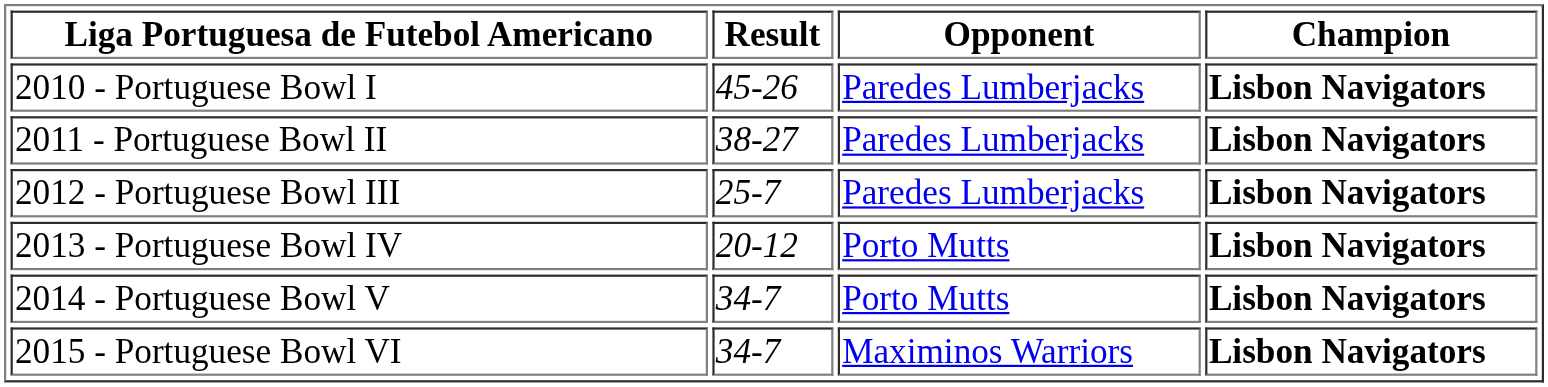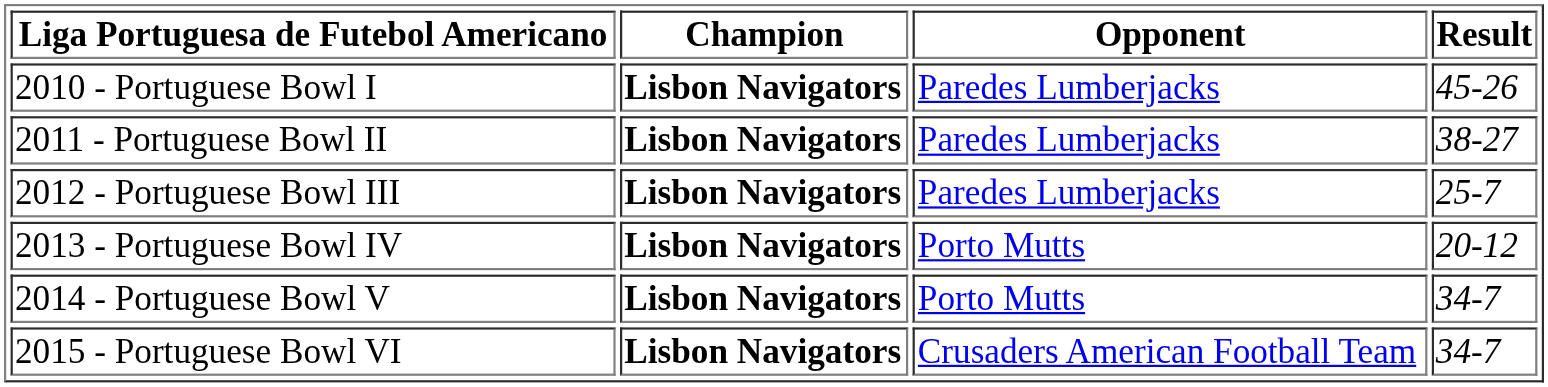columns swapped: (1371, 34) <-> (772, 34)
(988, 350) Maximinos Warriors -> (1167, 350) Crusaders American Football Team
